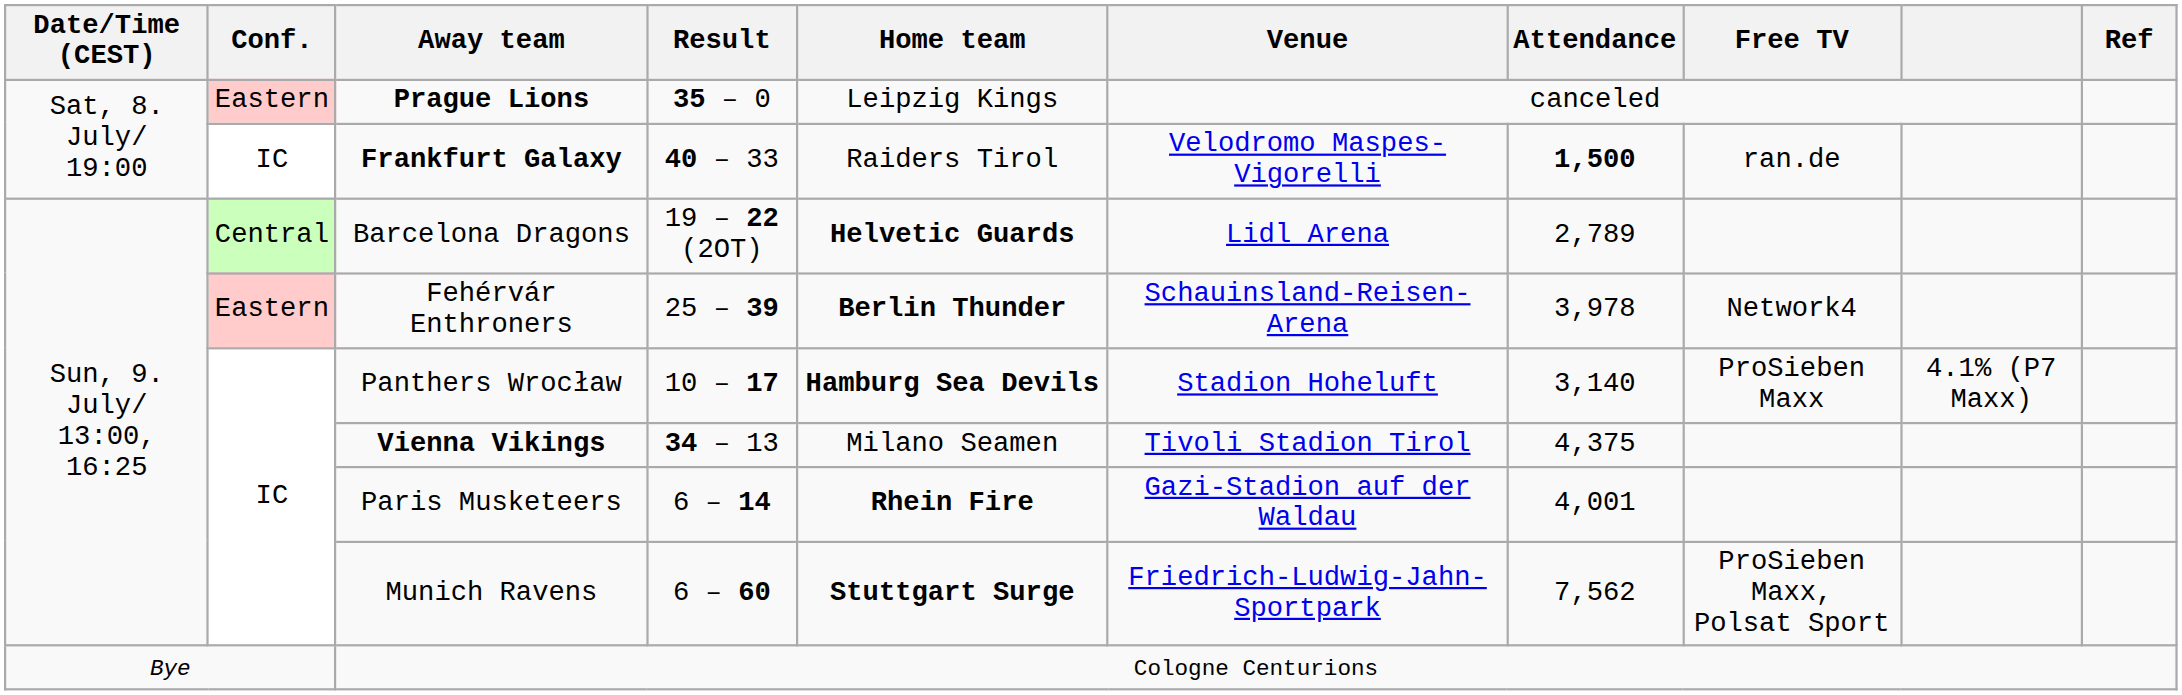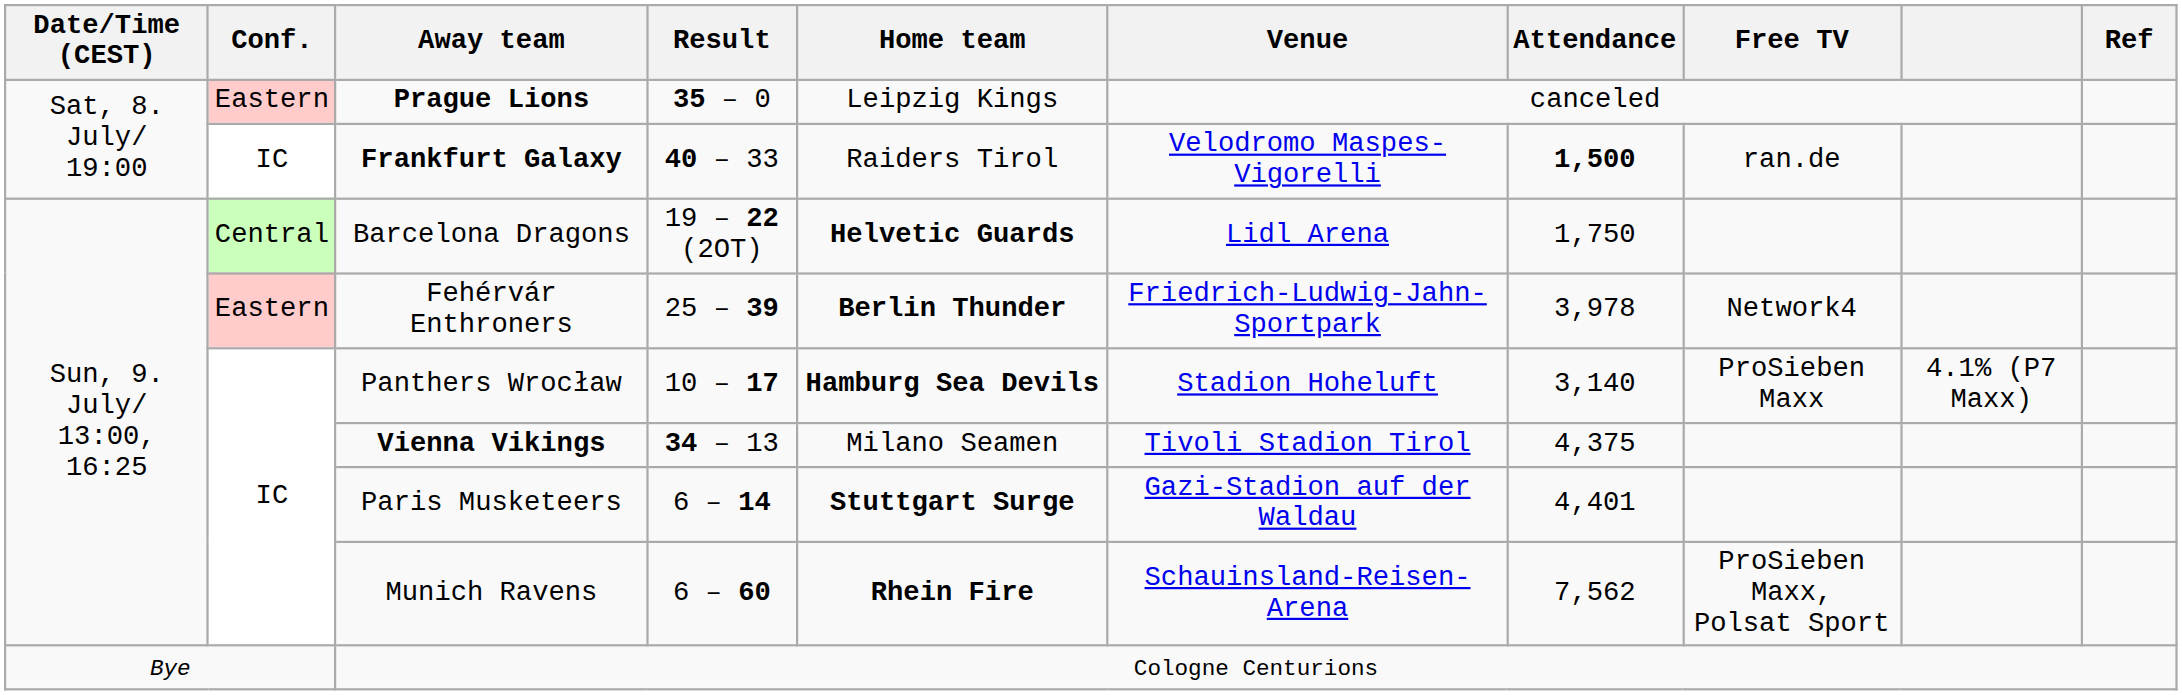(1595, 236) 2,789 -> (1595, 236) 1,750
(1308, 311) Schauinsland-Reisen-Arena -> (1308, 311) Friedrich-Ludwig-Jahn-Sportpark
(952, 504) Rhein Fire -> (952, 504) Stuttgart Surge
(1595, 504) 4,001 -> (1595, 504) 4,401
(952, 594) Stuttgart Surge -> (952, 594) Rhein Fire
(1308, 594) Friedrich-Ludwig-Jahn-Sportpark -> (1308, 594) Schauinsland-Reisen-Arena
